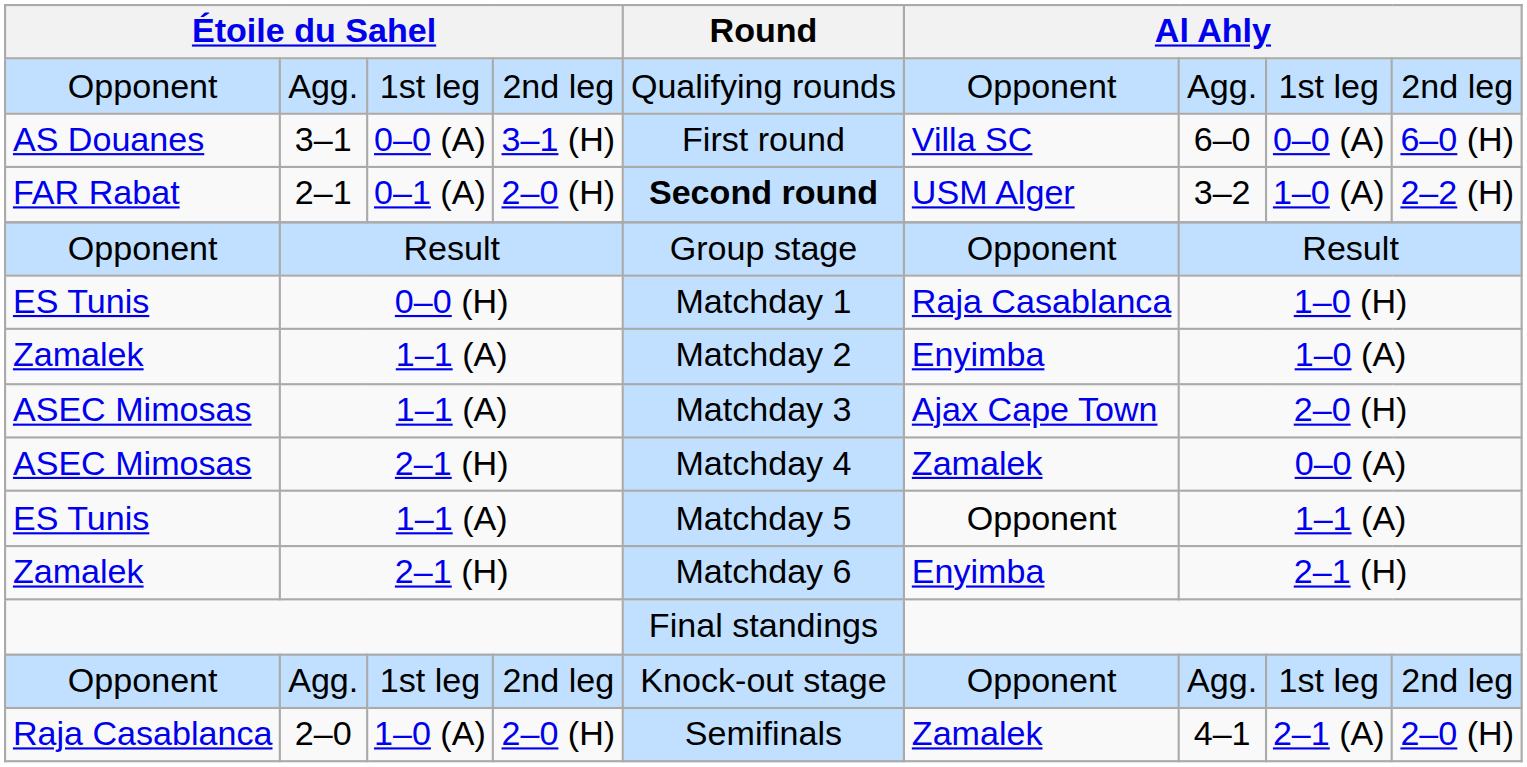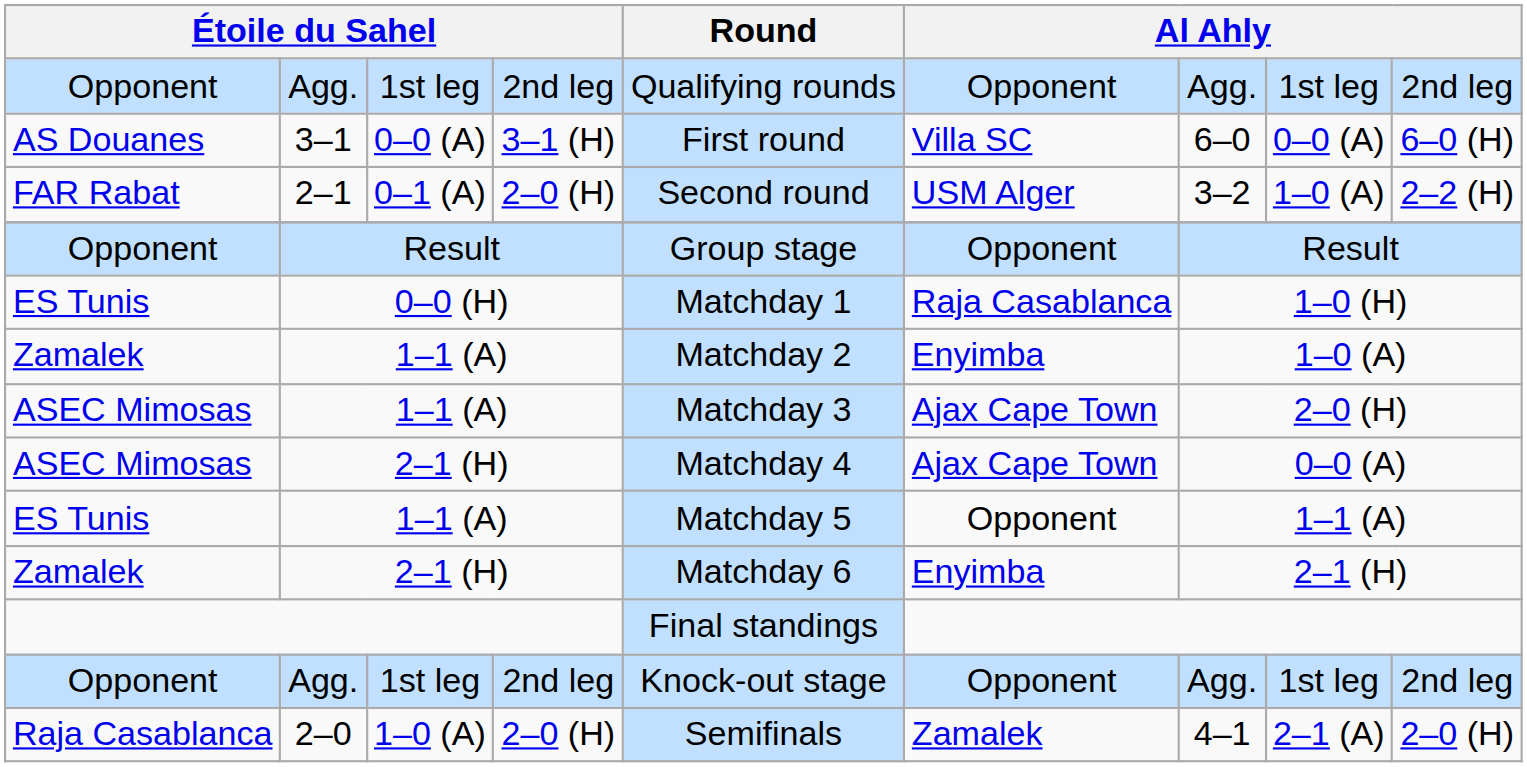(763, 193) bold -> (763, 193) normal
(977, 463) Zamalek -> (1035, 463) Ajax Cape Town
